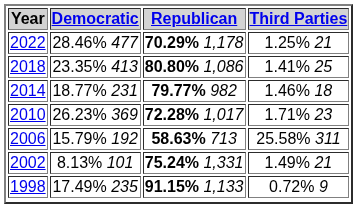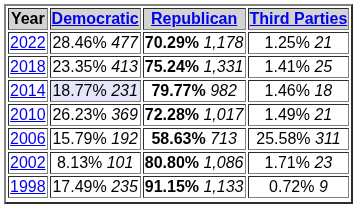(194, 66) 80.80% 1,086 -> (194, 66) 75.24% 1,331
(95, 90) no background -> (95, 90) lavender background
(298, 114) 1.71% 23 -> (298, 114) 1.49% 21
(194, 162) 75.24% 1,331 -> (194, 162) 80.80% 1,086
(298, 162) 1.49% 21 -> (298, 162) 1.71% 23
